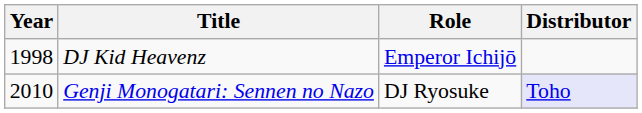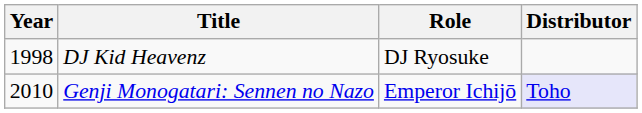(450, 56) Emperor Ichijō -> (436, 56) DJ Ryosuke
(436, 90) DJ Ryosuke -> (450, 90) Emperor Ichijō
